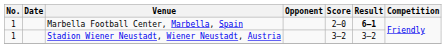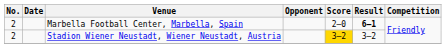(13, 24) 1 -> (13, 24) 2
(13, 37) 1 -> (13, 37) 2
(339, 37) no background -> (339, 37) gold background
